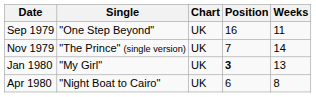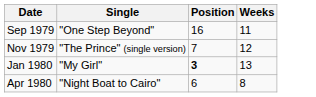- column: (205, 13)
(280, 48) 14 -> (246, 48) 12
